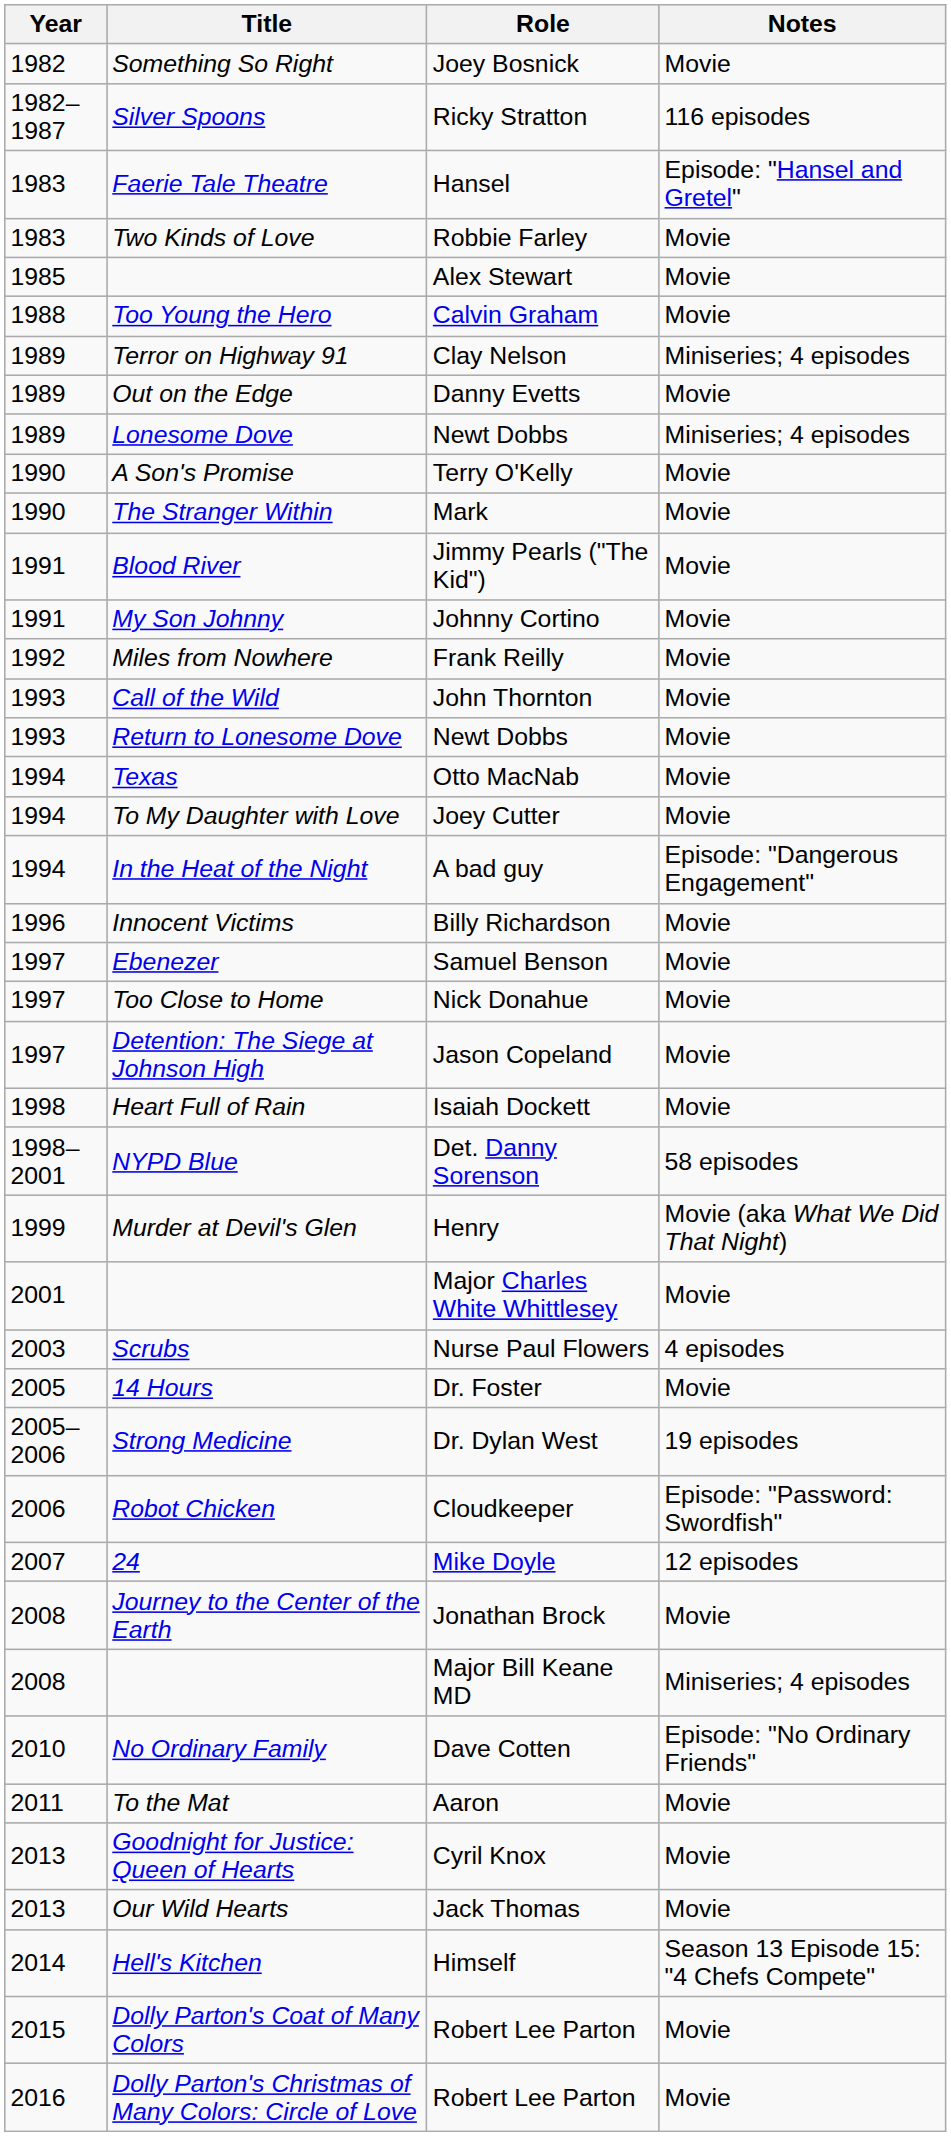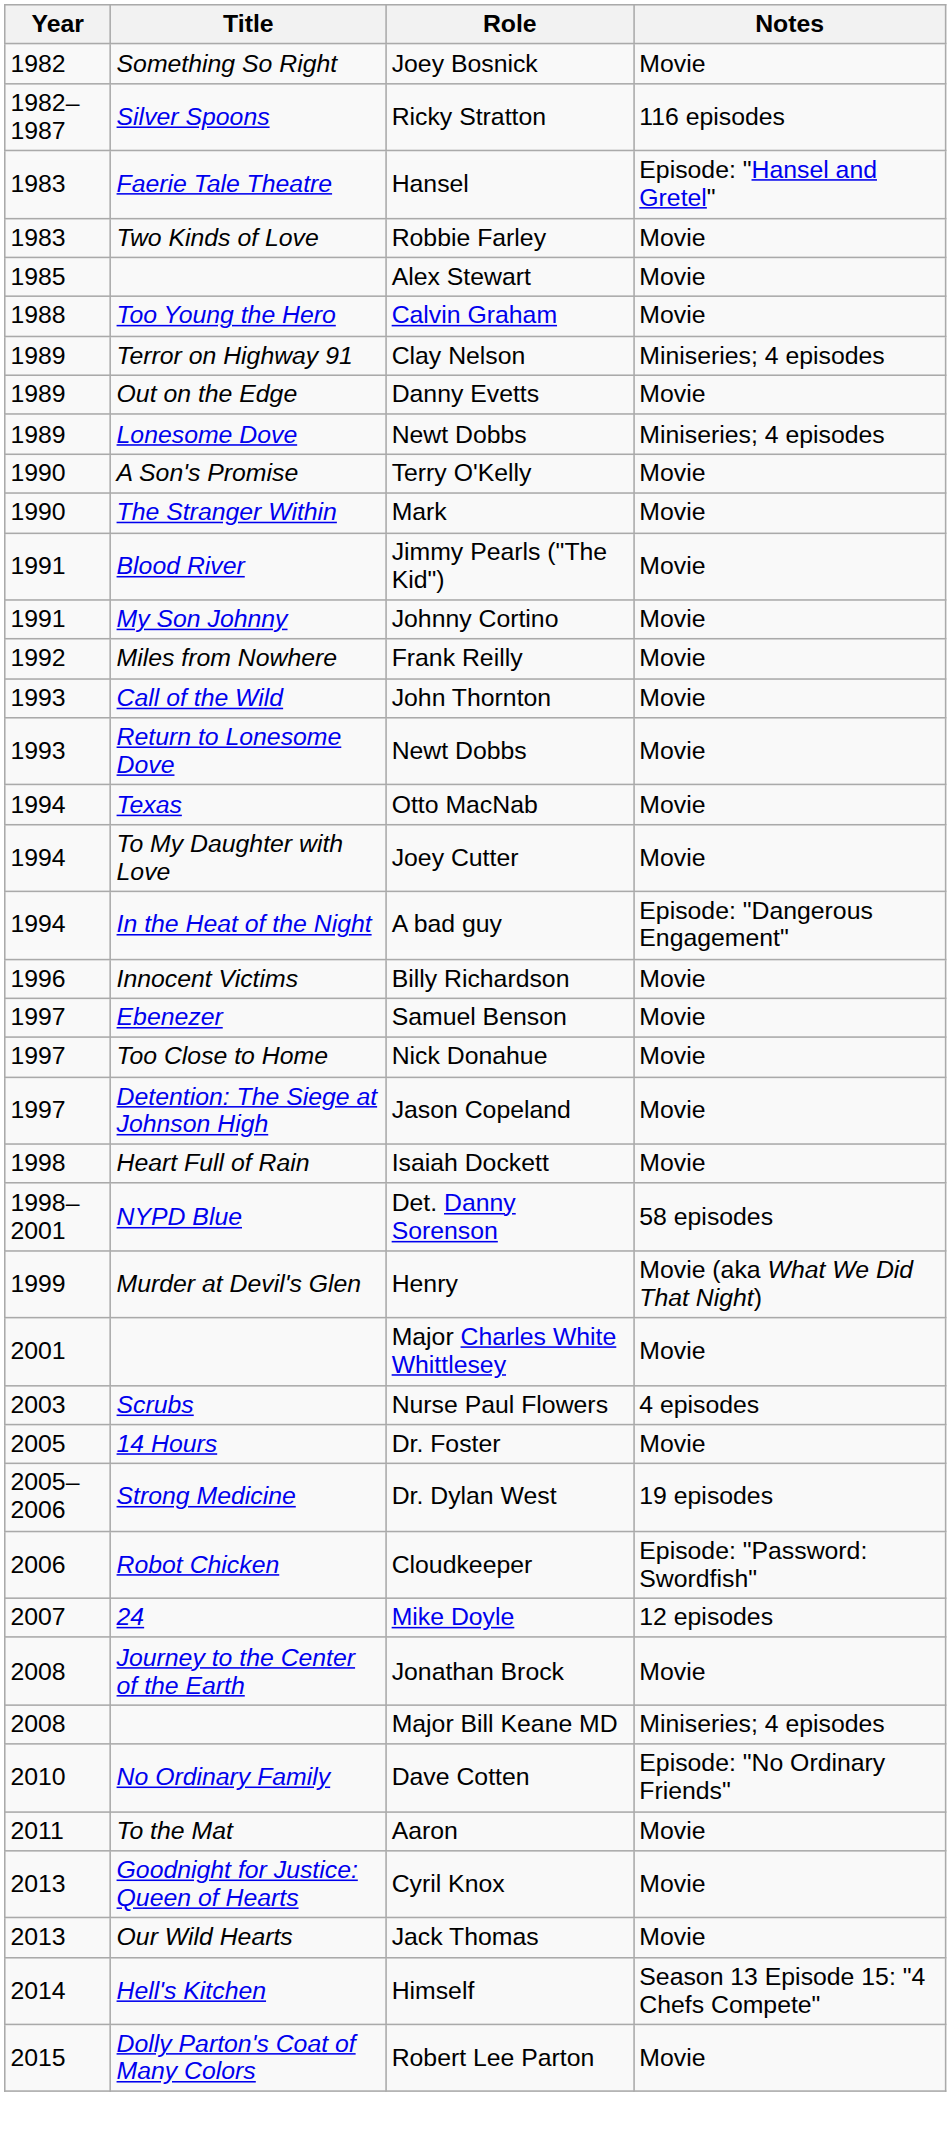- row: (265, 2097)
